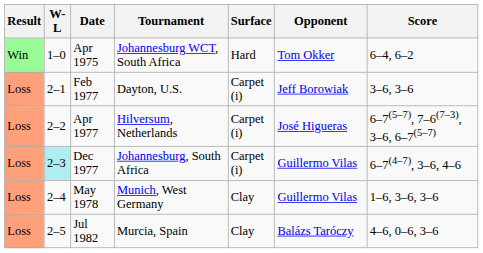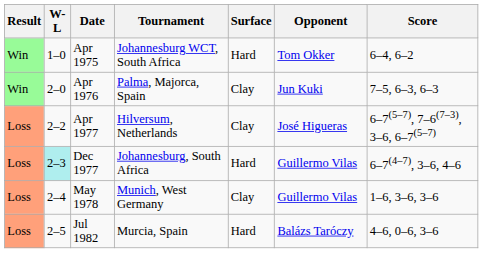+ row: (86, 89)
- row: (86, 89)
(247, 126) Carpet (i) -> (243, 126) Clay
(247, 163) Carpet (i) -> (243, 163) Hard
(243, 231) Clay -> (243, 231) Hard
